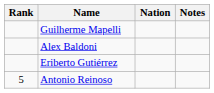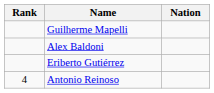- column: (192, 12)
(21, 79) 5 -> (24, 79) 4
